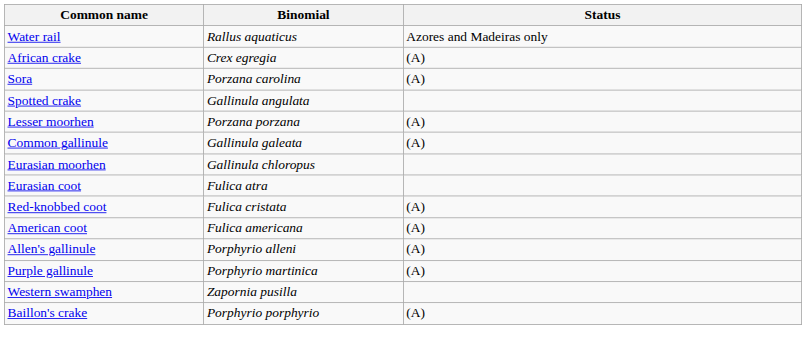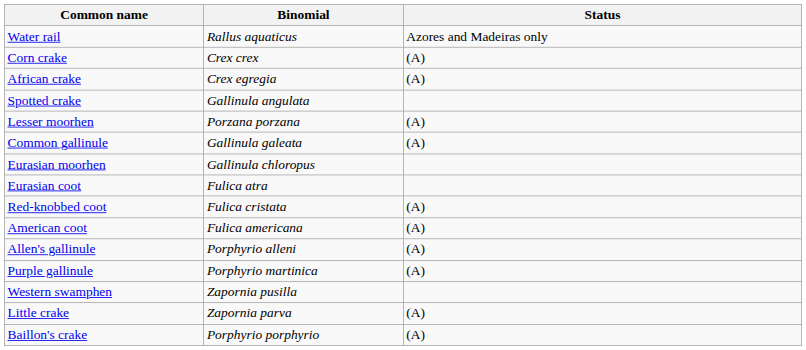+ row: (37, 57)
- row: (20, 79)
+ row: (38, 313)
